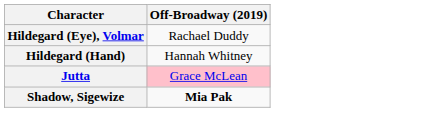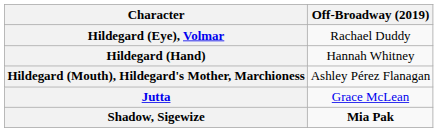+ row: (156, 76)
(209, 76) pink background -> (370, 96) no background
